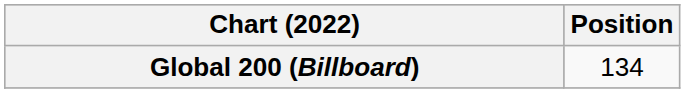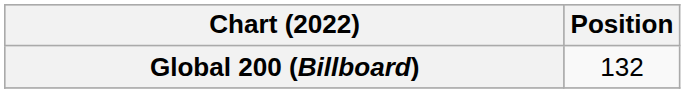(622, 66) 134 -> (622, 66) 132
